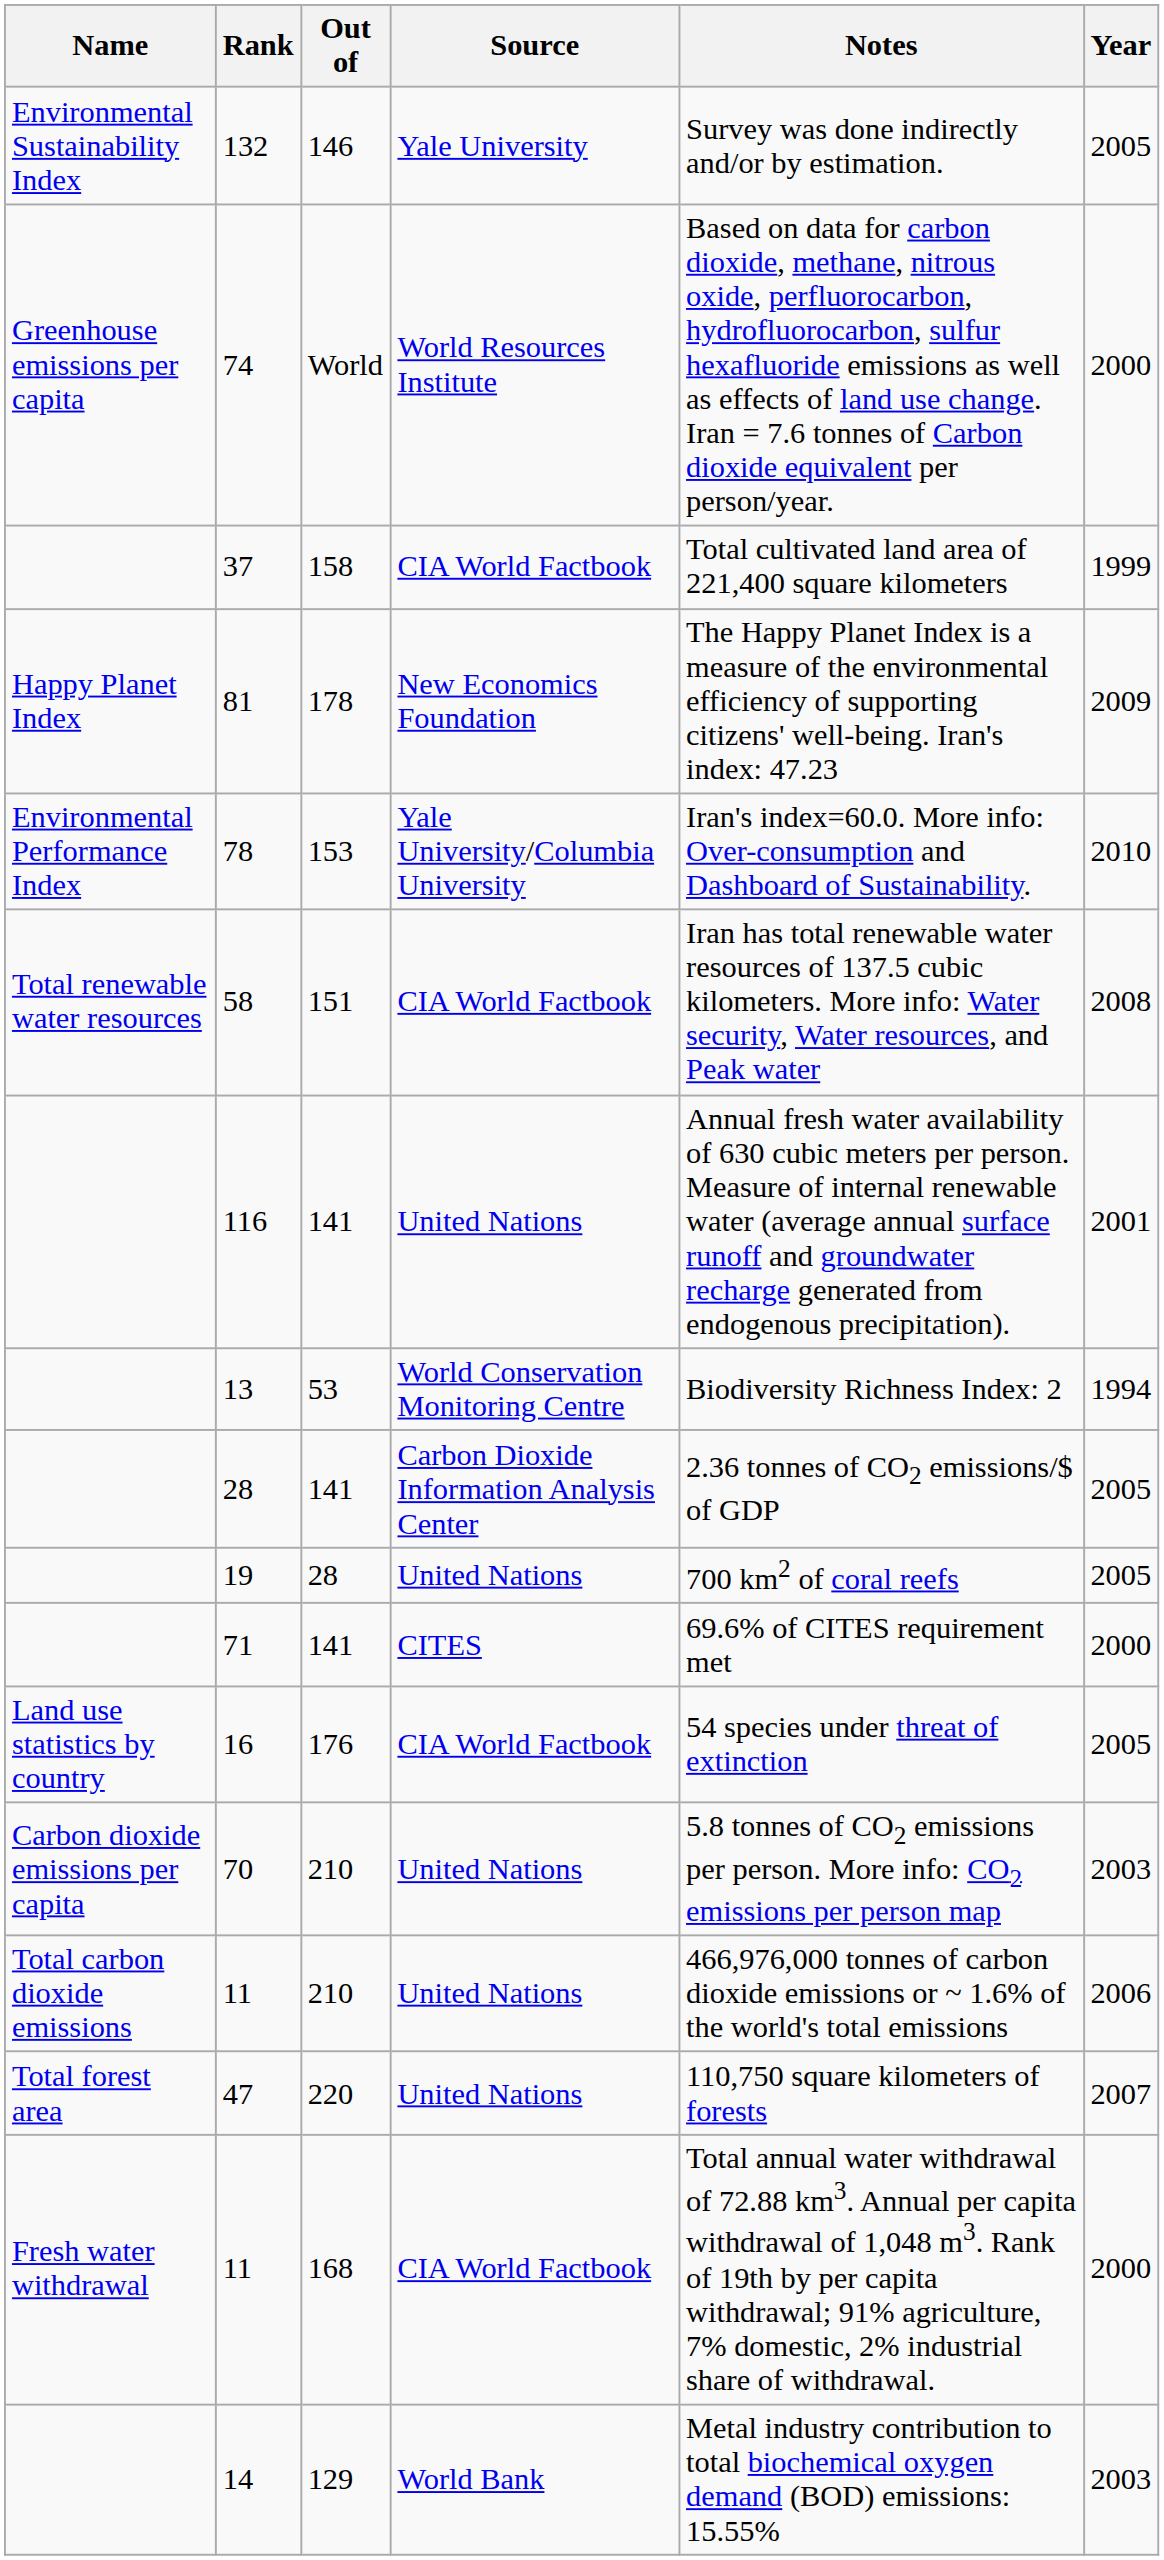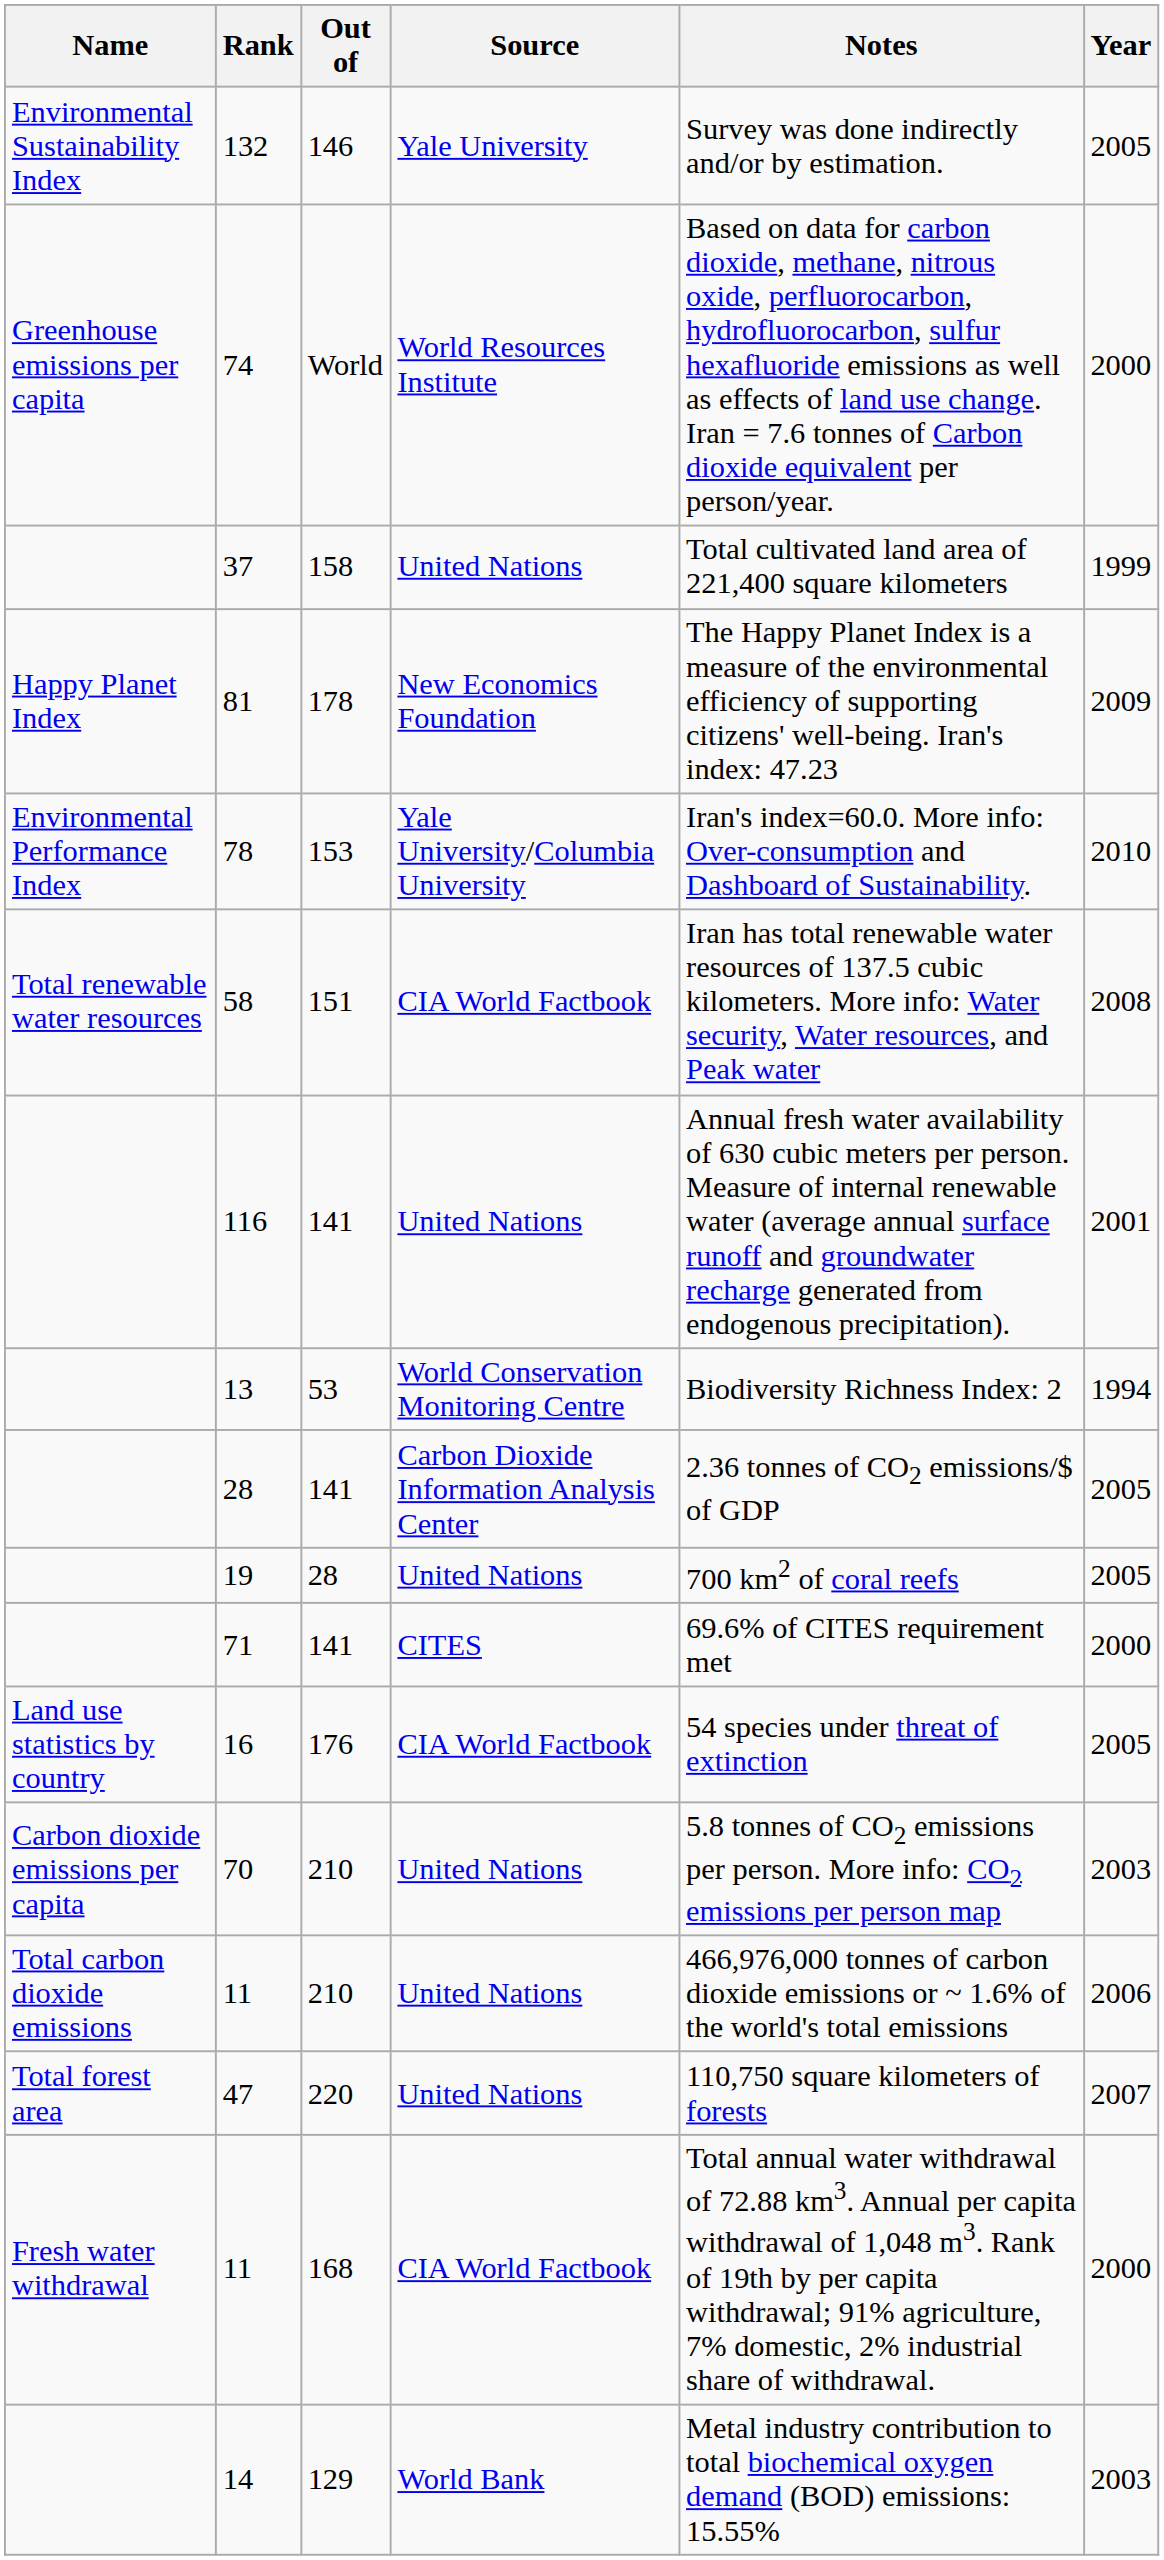(524, 566) CIA World Factbook -> (490, 566) United Nations
